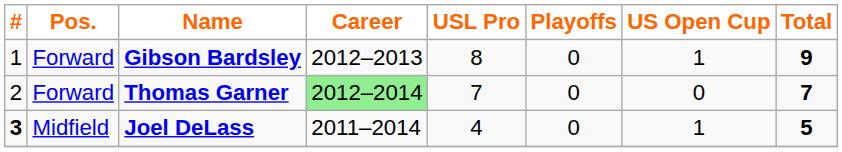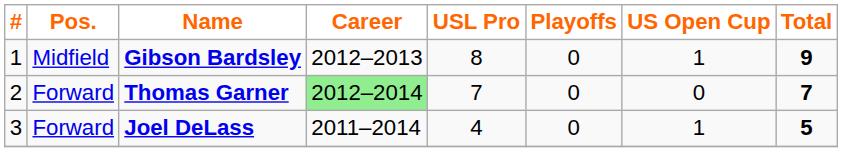(73, 57) Forward -> (71, 57) Midfield
(16, 127) bold -> (16, 127) normal
(71, 127) Midfield -> (73, 127) Forward
